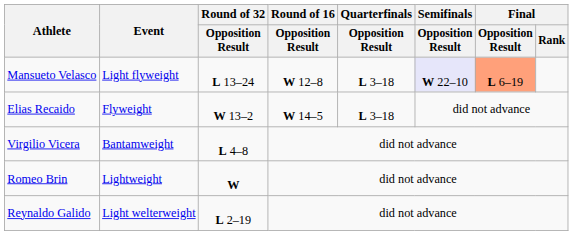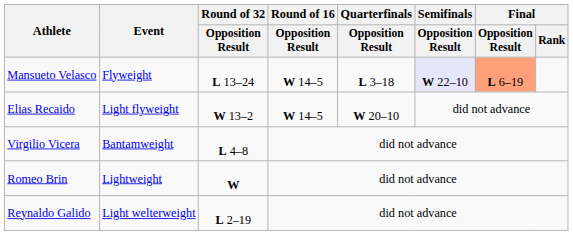(140, 75) Light flyweight -> (127, 75) Flyweight
(303, 82) W 12–8 -> (303, 82) W 14–5
(127, 109) Flyweight -> (140, 109) Light flyweight
(376, 116) L 3–18 -> (376, 116) W 20–10
